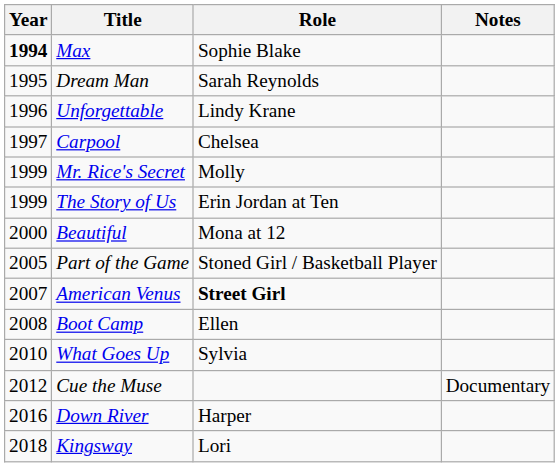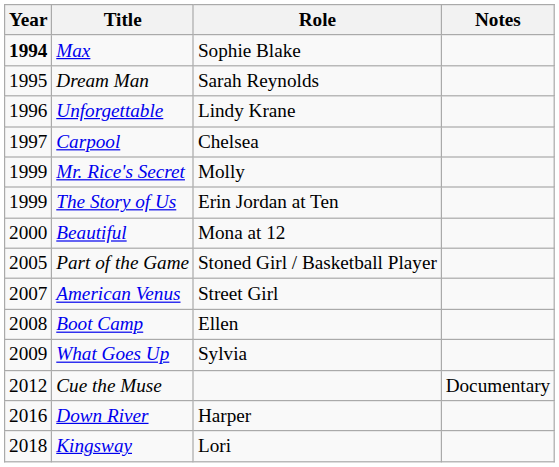(242, 293) bold -> (238, 293) normal
(28, 354) 2010 -> (28, 354) 2009
